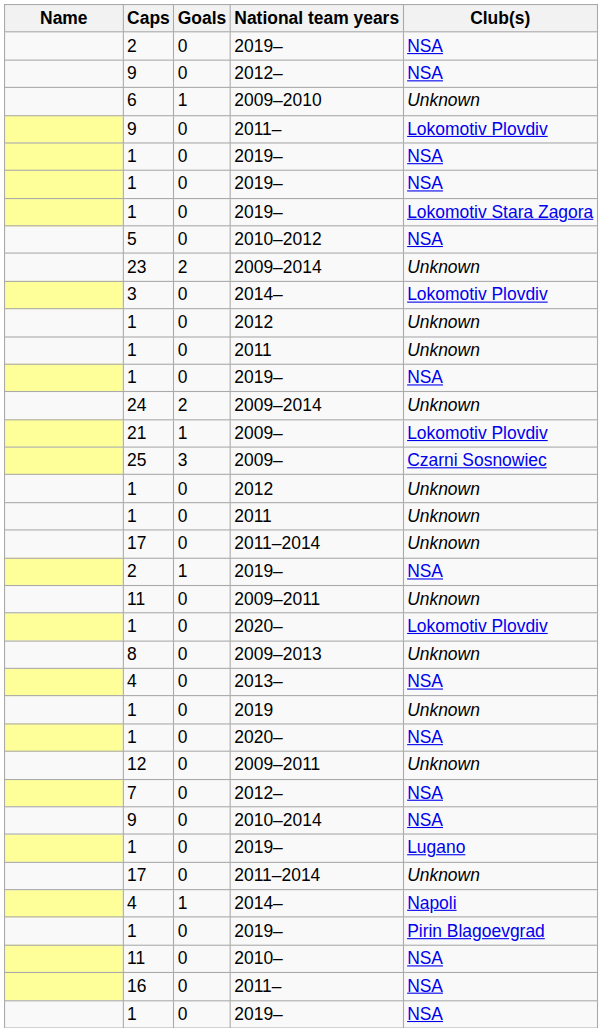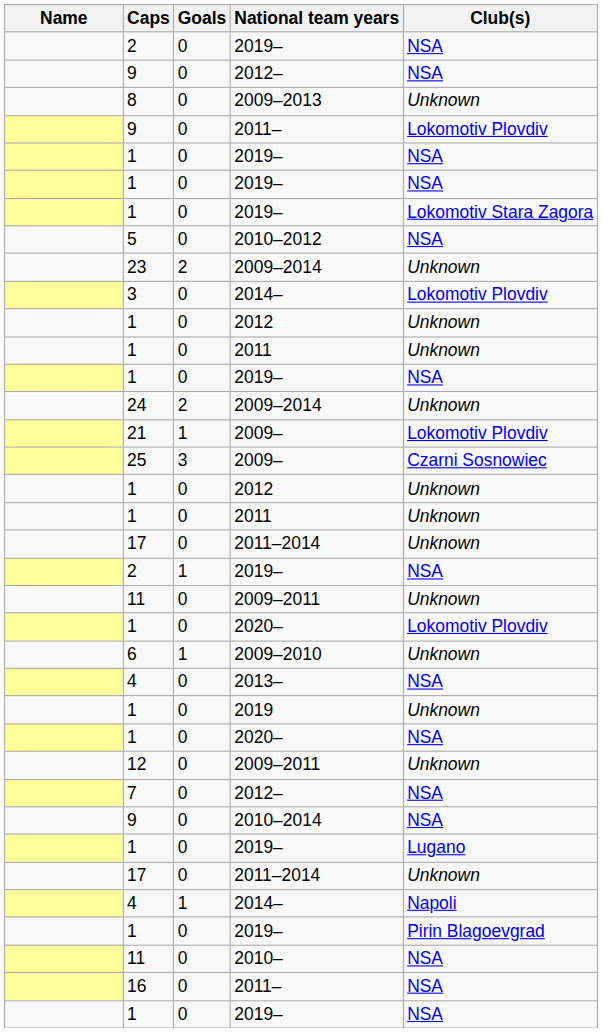rows swapped: (132, 101) <-> (132, 654)
